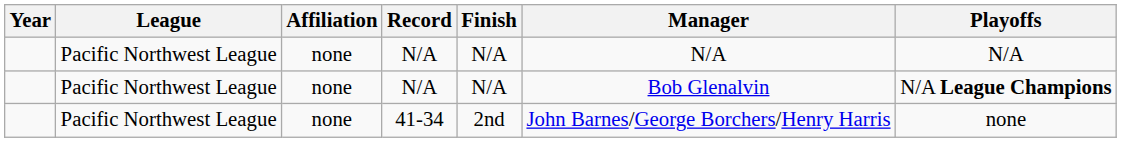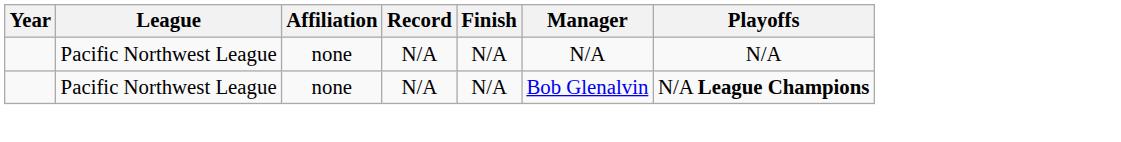- row: (30, 120)
